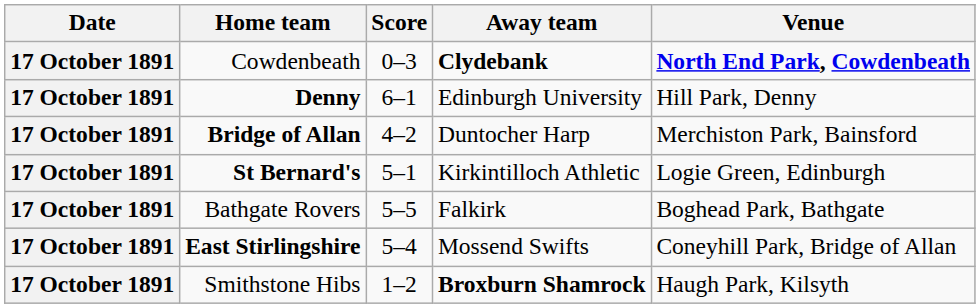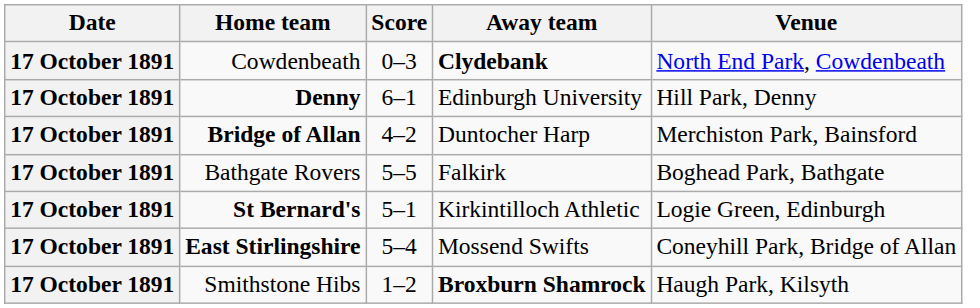(813, 60) bold -> (801, 60) normal
rows swapped: (297, 172) <-> (282, 209)
